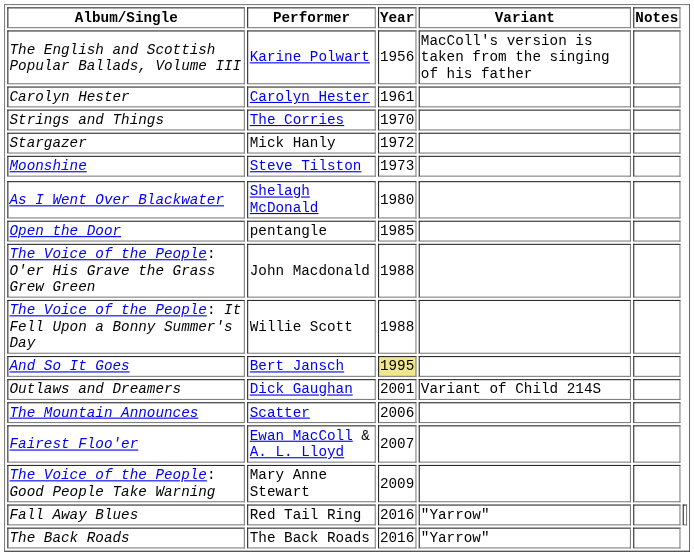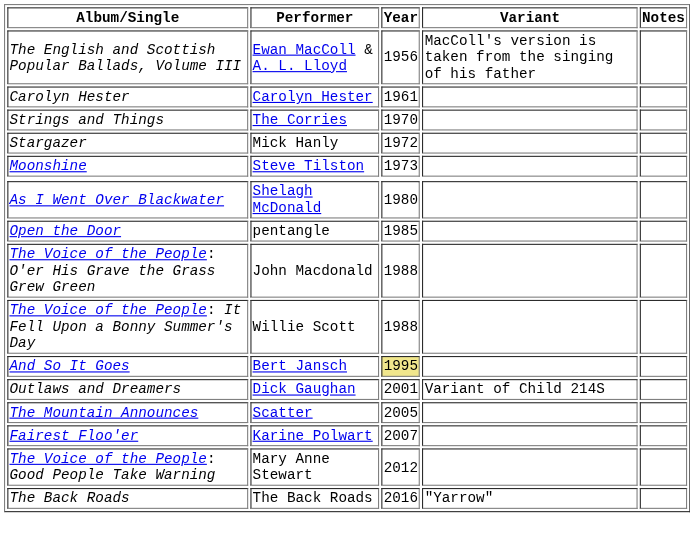(310, 57) Karine Polwart -> (313, 57) Ewan MacColl & A. L. Lloyd
(397, 413) 2006 -> (401, 413) 2005
(310, 444) Ewan MacColl & A. L. Lloyd -> (313, 436) Karine Polwart
(397, 484) 2009 -> (401, 467) 2012
- row: (74, 515)
